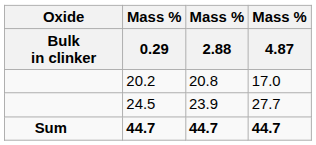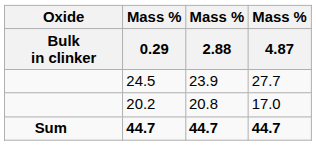rows swapped: (141, 81) <-> (141, 104)
